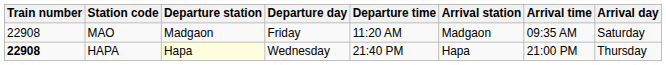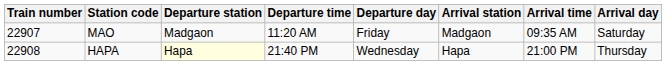columns swapped: (394, 13) <-> (307, 13)
(24, 32) 22908 -> (24, 32) 22907
(24, 51) bold -> (24, 51) normal
